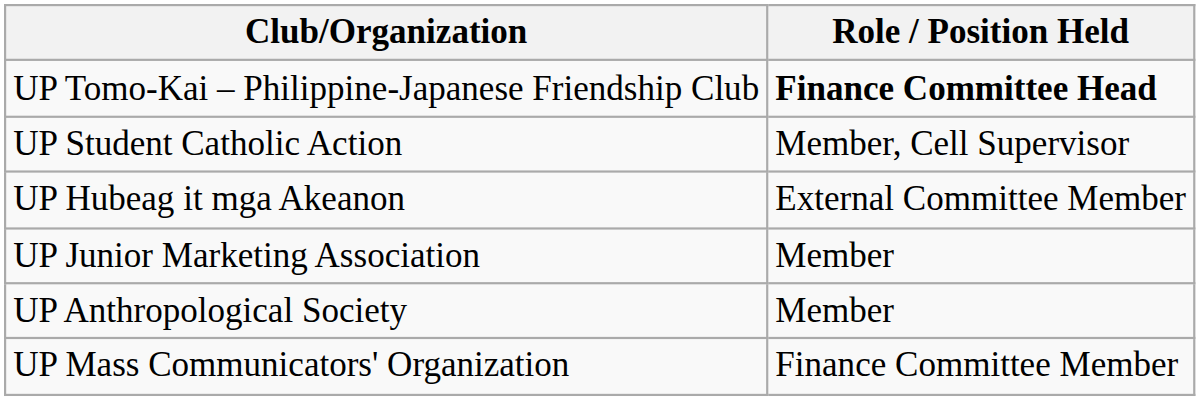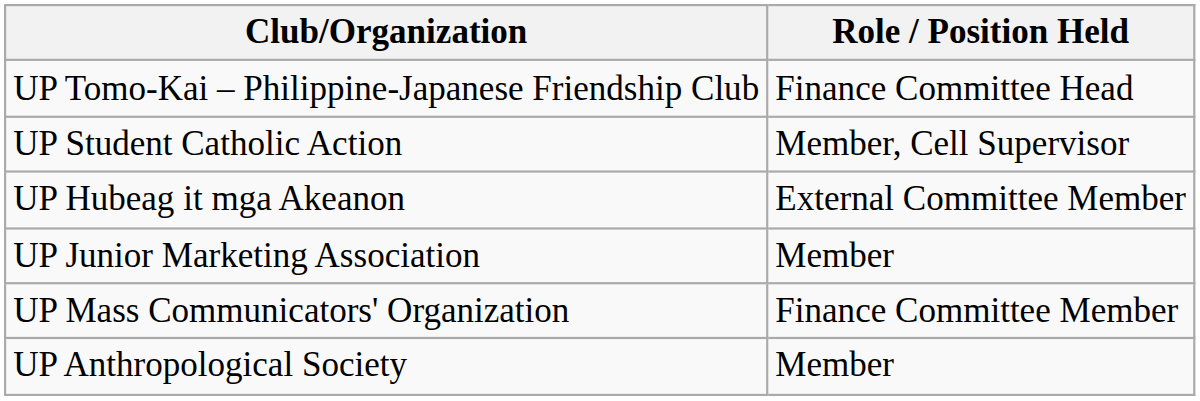(966, 87) bold -> (954, 87) normal
rows swapped: (291, 365) <-> (210, 310)
